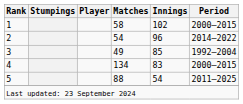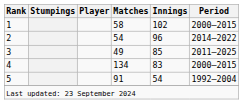(214, 52) 1992–2004 -> (214, 52) 2011–2025
(118, 79) 88 -> (118, 79) 91
(214, 79) 2011–2025 -> (214, 79) 1992–2004
